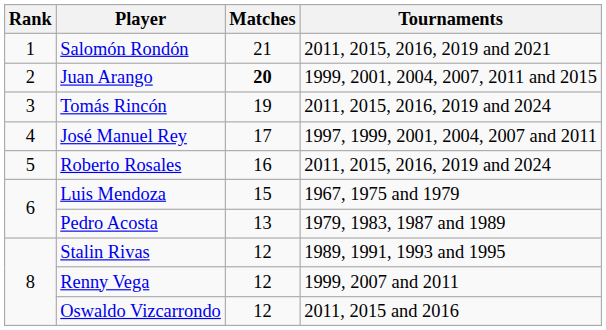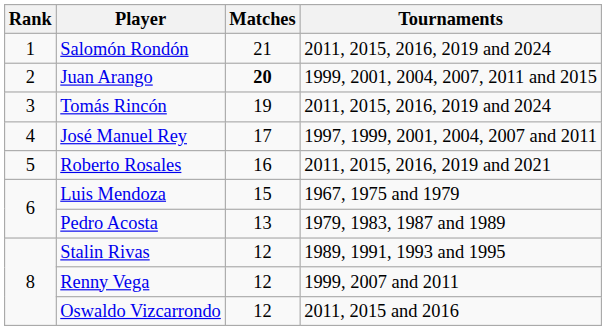(428, 48) 2011, 2015, 2016, 2019 and 2021 -> (428, 48) 2011, 2015, 2016, 2019 and 2024
(428, 164) 2011, 2015, 2016, 2019 and 2024 -> (428, 164) 2011, 2015, 2016, 2019 and 2021
